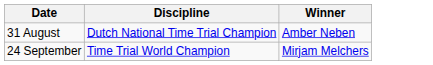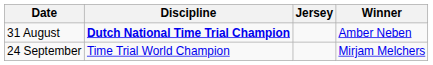+ column: (314, 13)
(182, 32) normal -> (188, 32) bold
